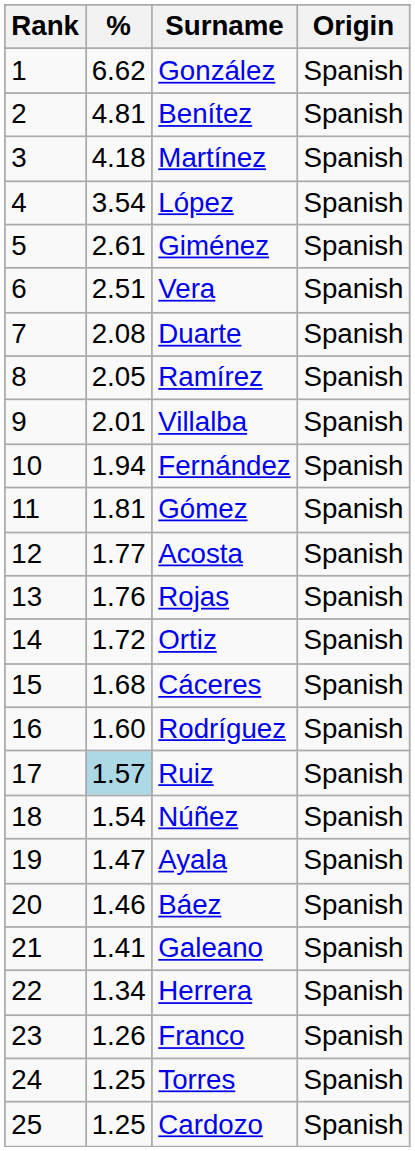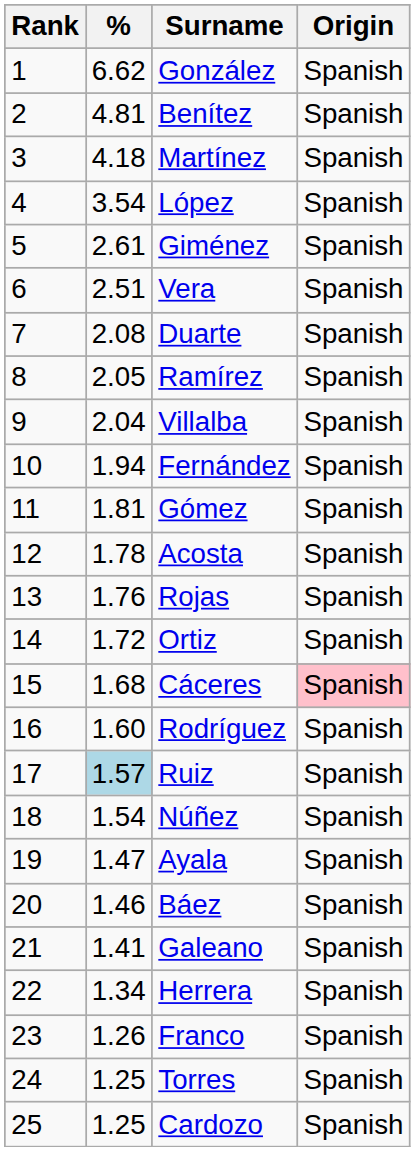(119, 421) 2.01 -> (119, 421) 2.04
(119, 553) 1.77 -> (119, 553) 1.78
(353, 684) no background -> (353, 684) pink background
